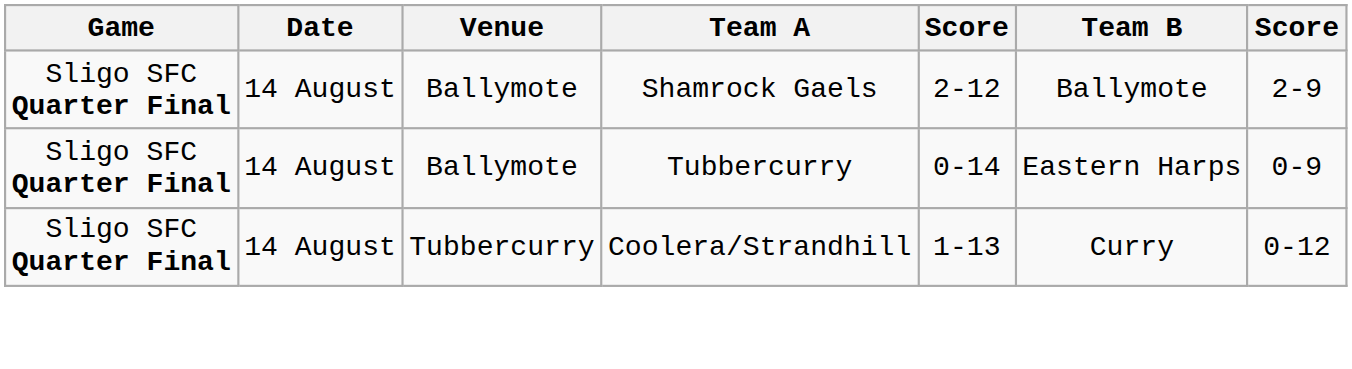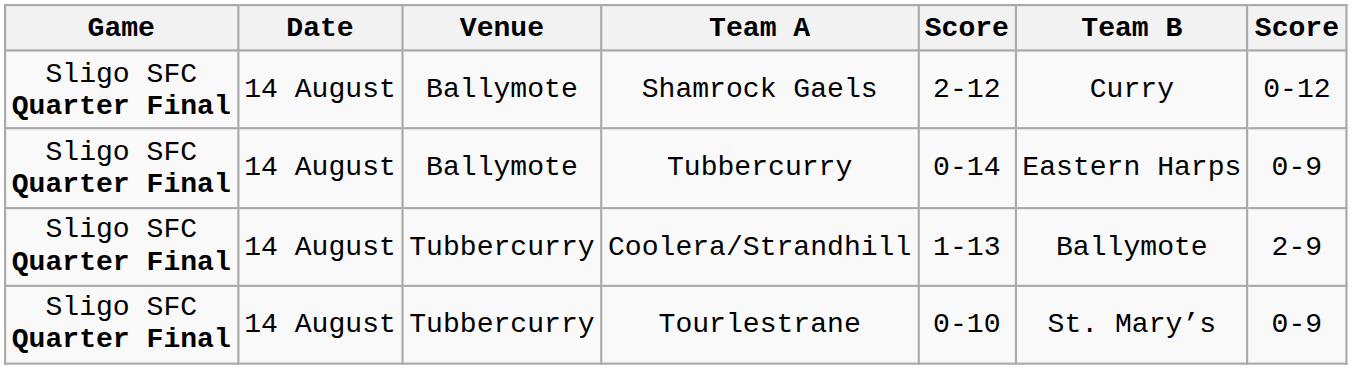(1132, 90) Ballymote -> (1132, 90) Curry
(1297, 90) 2-9 -> (1297, 90) 0-12
(1132, 246) Curry -> (1132, 246) Ballymote
(1297, 246) 0-12 -> (1297, 246) 2-9
+ row: (760, 324)
